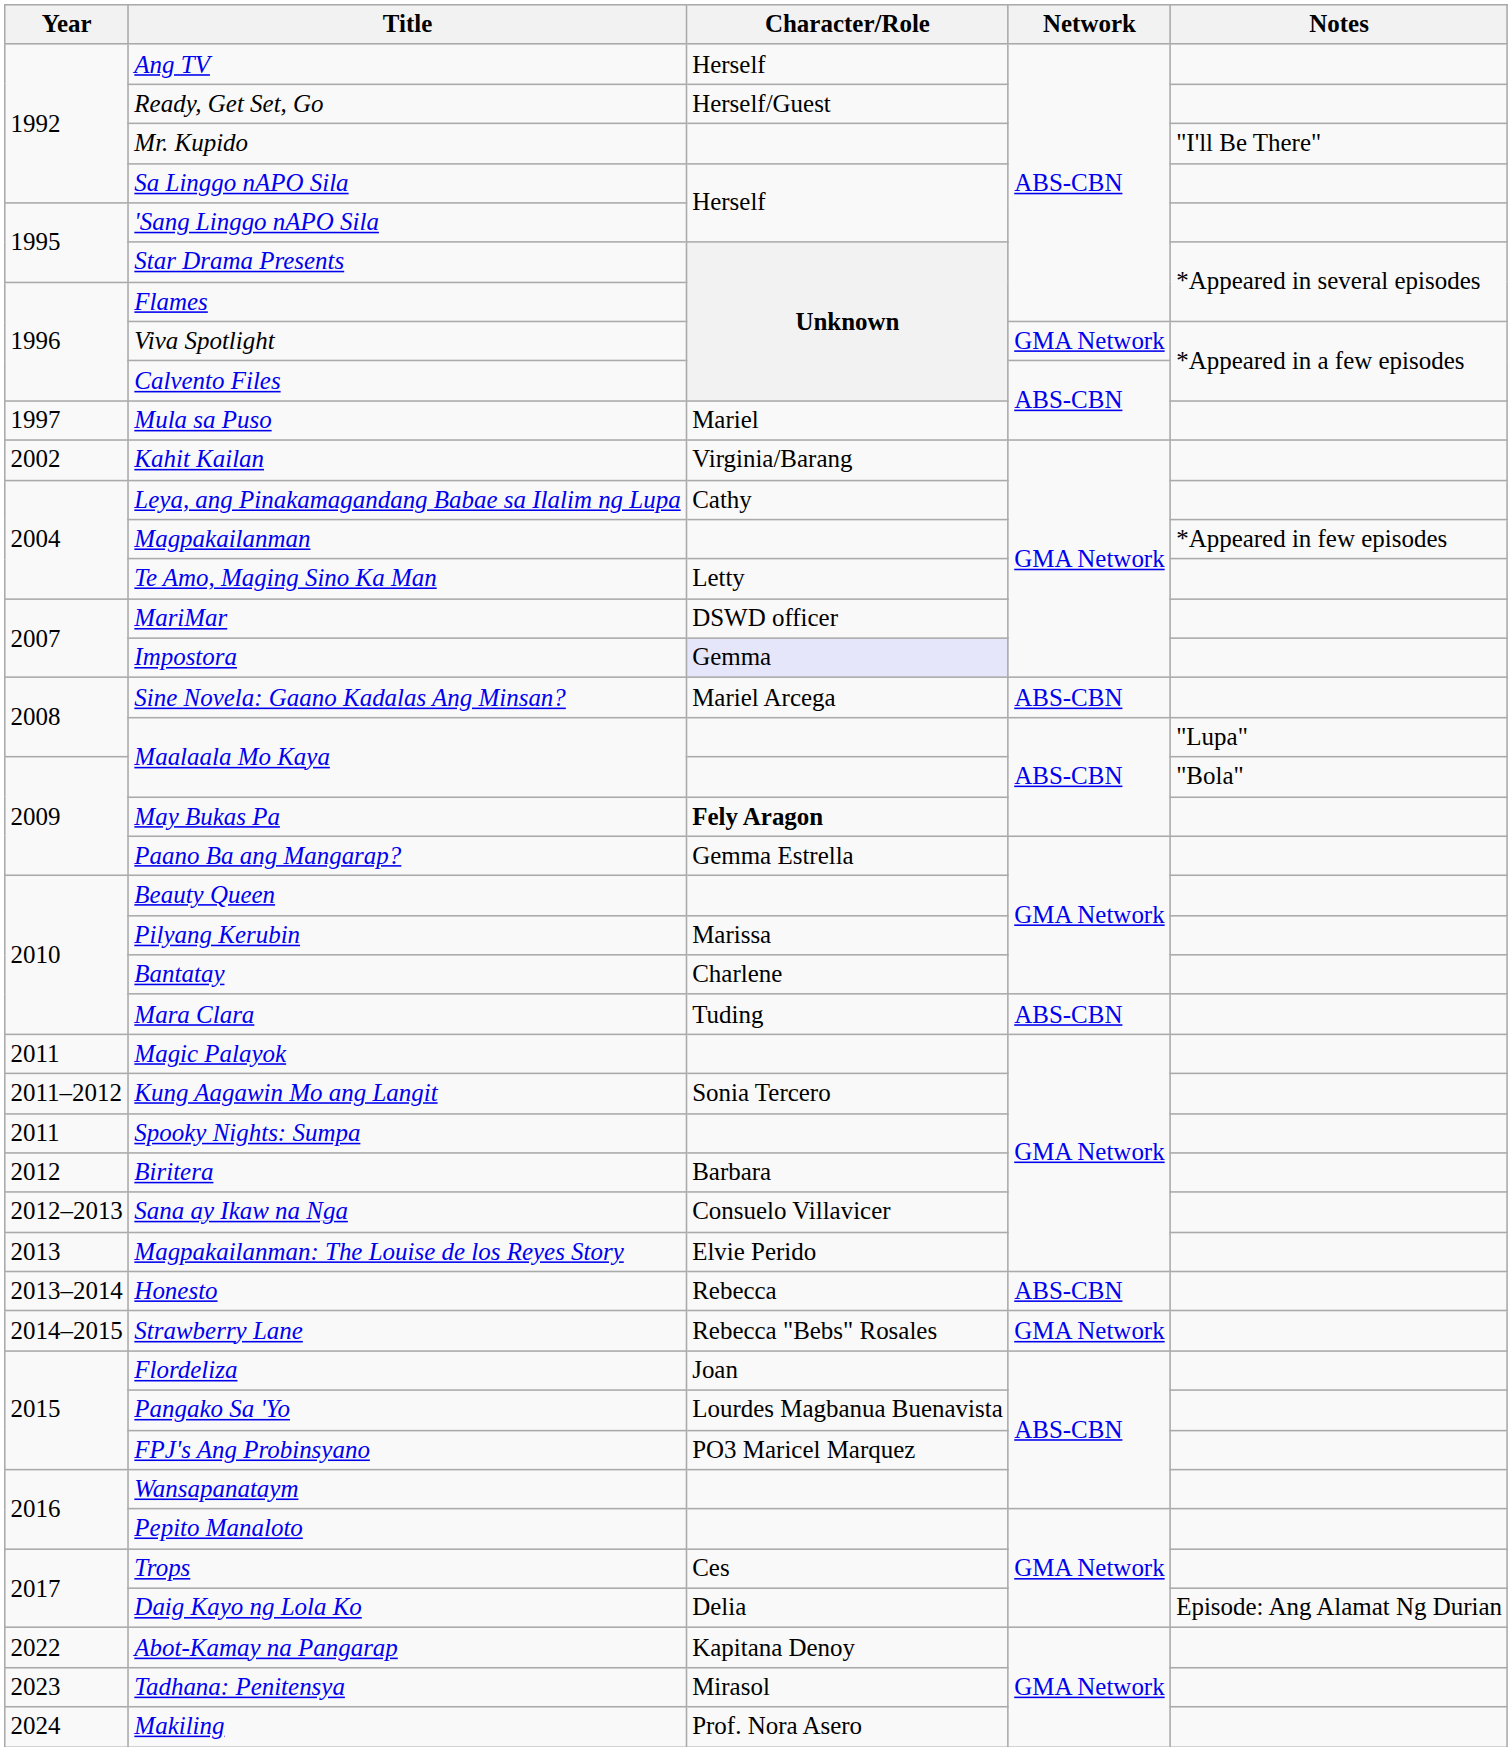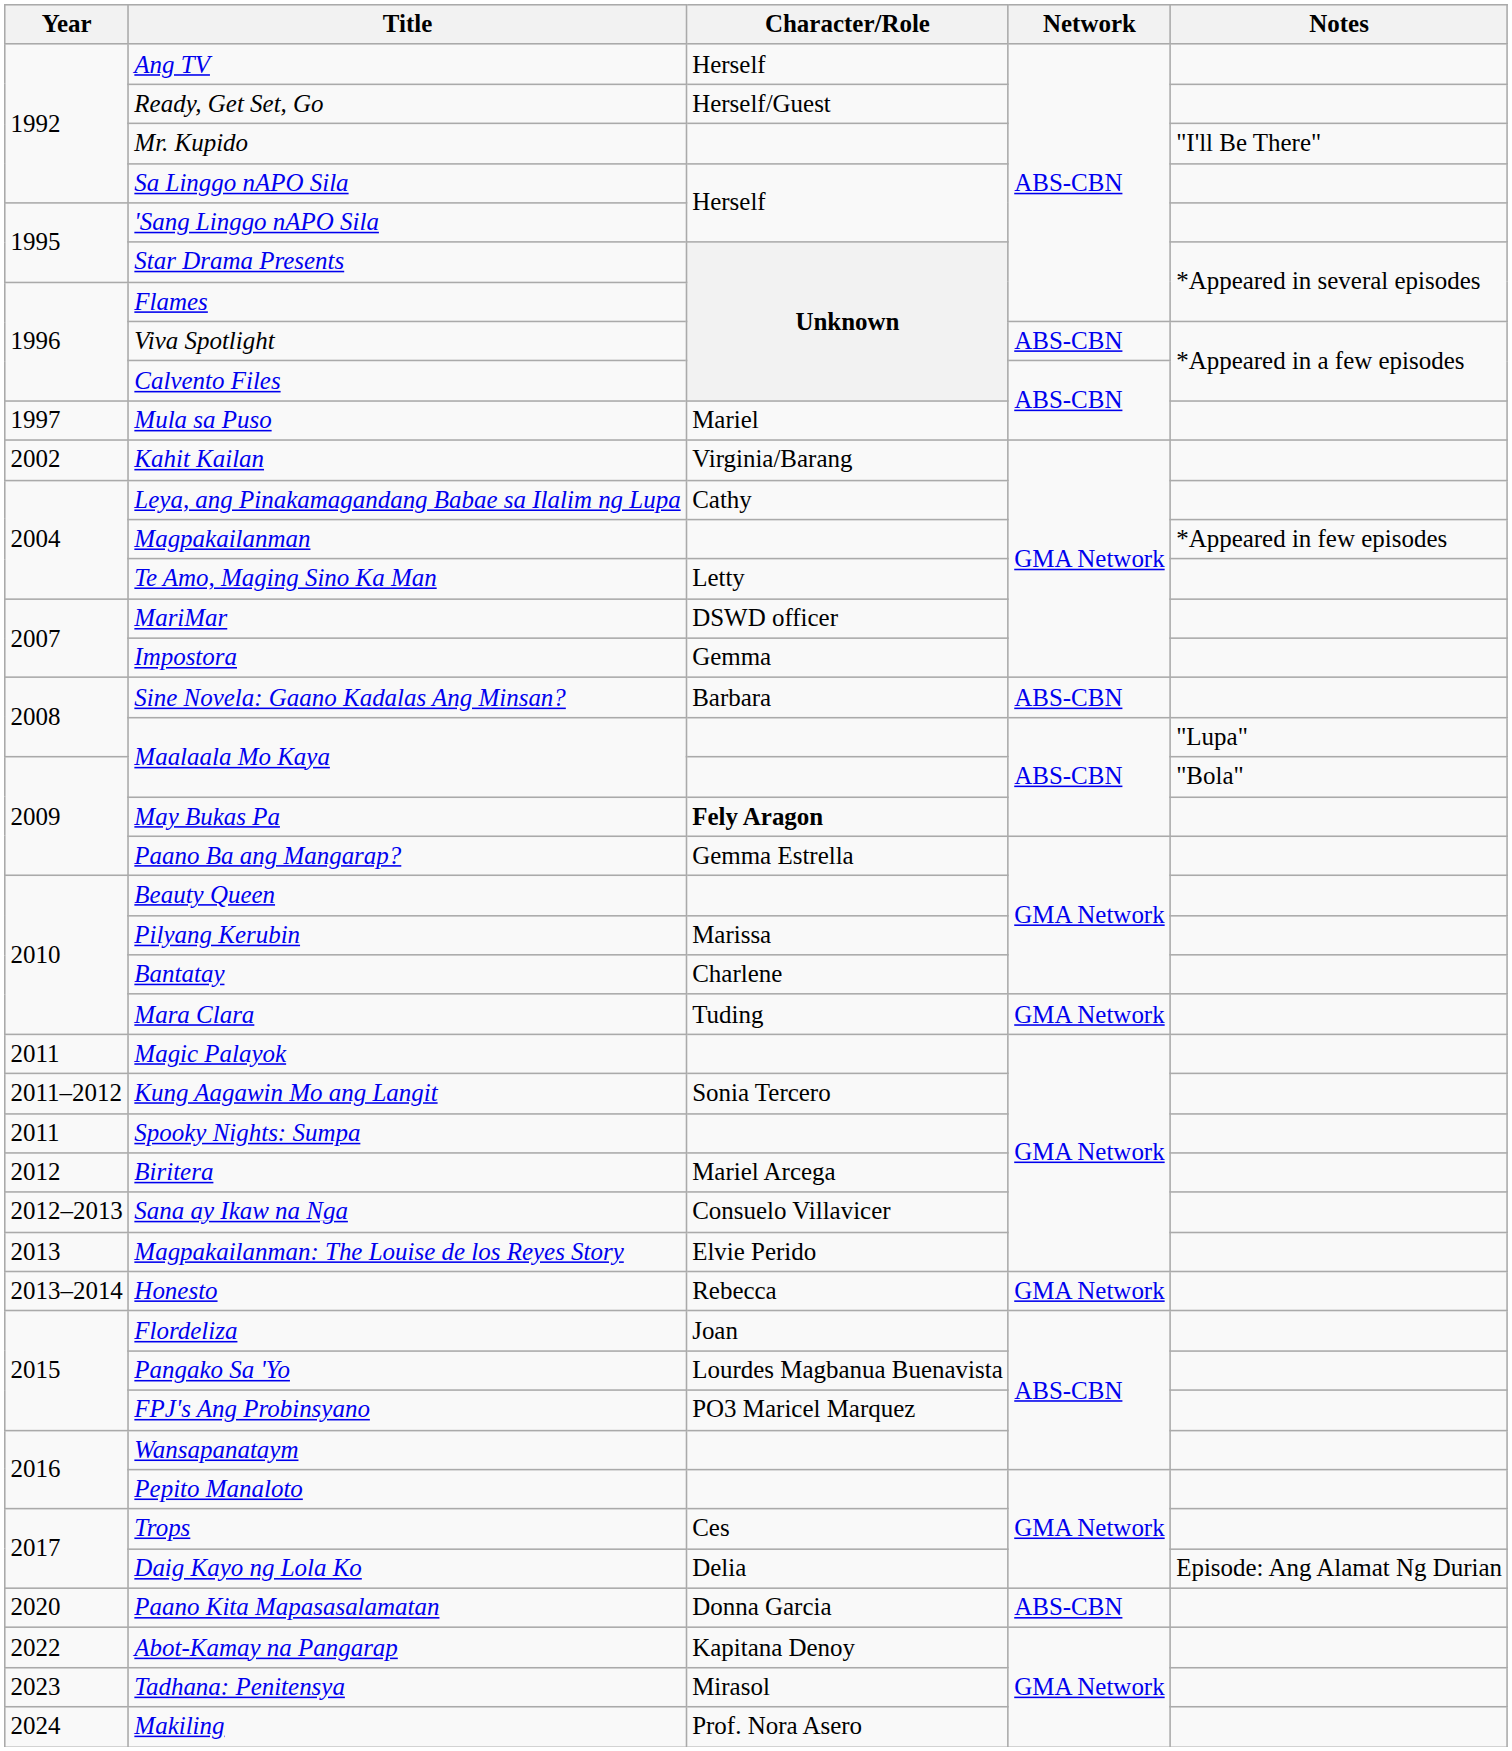(1089, 340) GMA Network -> (1068, 340) ABS-CBN
(732, 657) lavender background -> (732, 657) no background
(764, 697) Mariel Arcega -> (732, 697) Barbara
(1068, 1013) ABS-CBN -> (1089, 1013) GMA Network
(732, 1172) Barbara -> (764, 1172) Mariel Arcega
(1068, 1291) ABS-CBN -> (1089, 1291) GMA Network
- row: (67, 1330)
+ row: (35, 1607)
